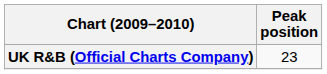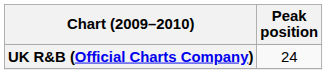(289, 56) 23 -> (289, 56) 24
